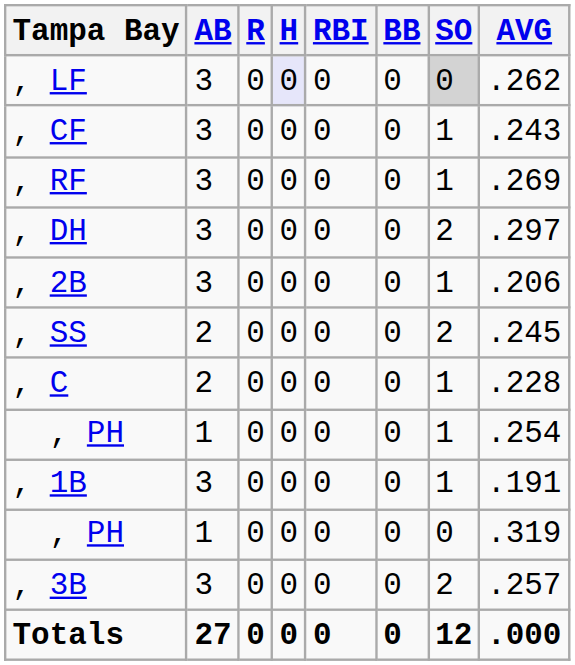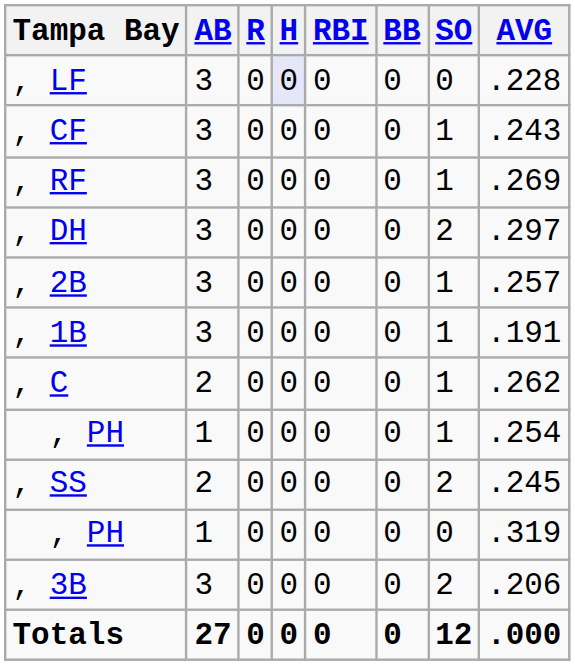(445, 81) lightgrey background -> (445, 81) no background
(524, 81) .262 -> (524, 81) .228
(524, 283) .206 -> (524, 283) .257
rows swapped: (50, 484) <-> (50, 333)
(524, 383) .228 -> (524, 383) .262
(524, 585) .257 -> (524, 585) .206
